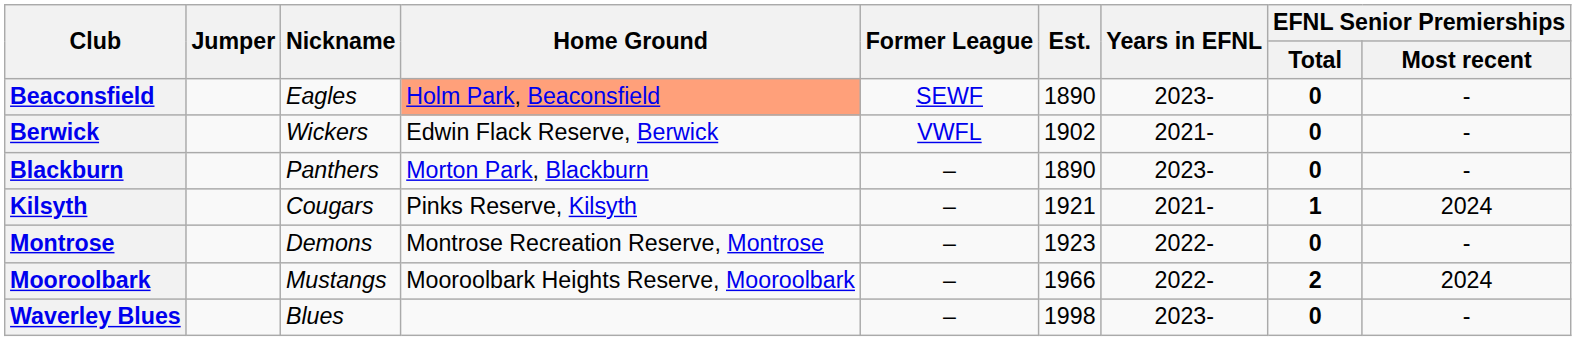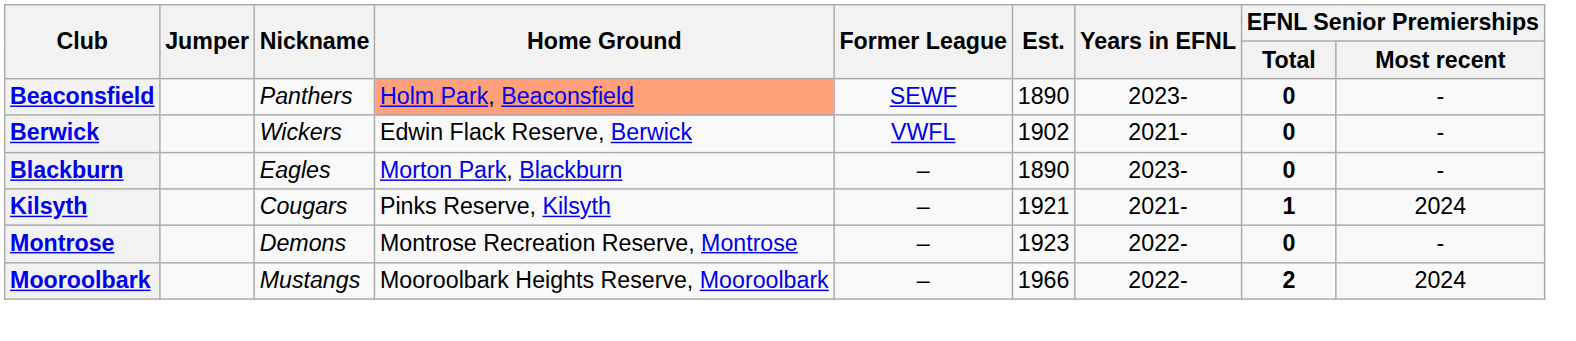(321, 96) Eagles -> (306, 96) Panthers
(332, 170) Panthers -> (295, 170) Eagles
- row: (95, 317)
